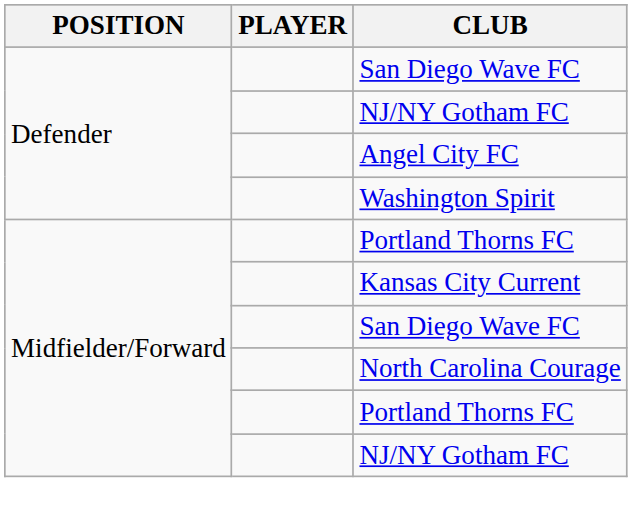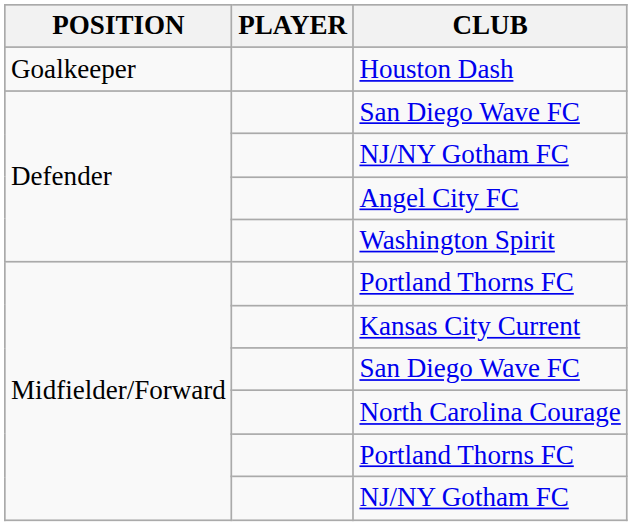+ row: (73, 68)
